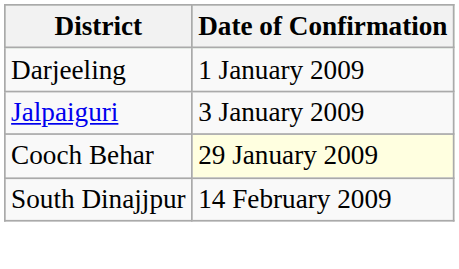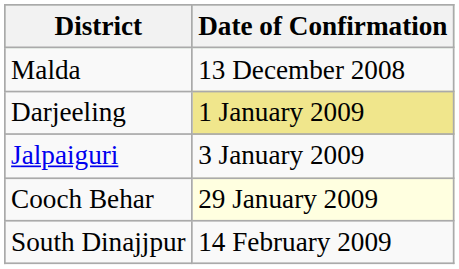+ row: (46, 69)
(281, 69) no background -> (281, 112) khaki background
